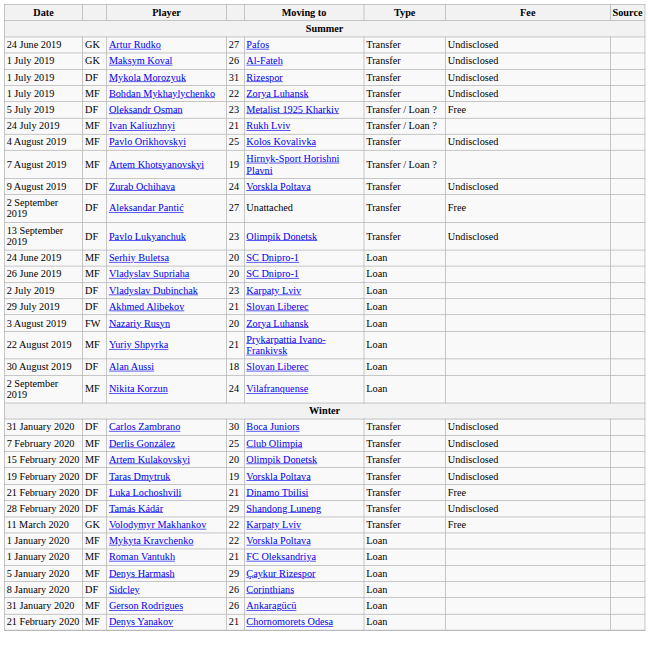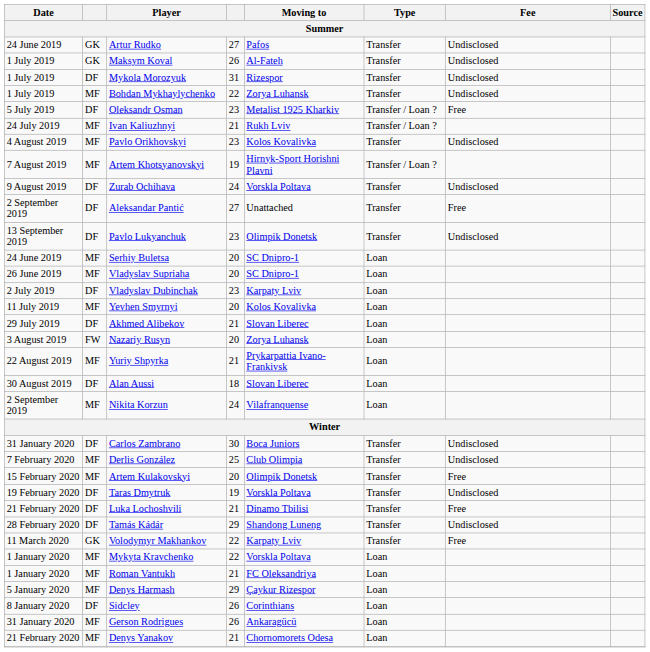(234, 142) 25 -> (234, 142) 23
+ row: (143, 307)
(473, 459) Undisclosed -> (457, 476) Free
